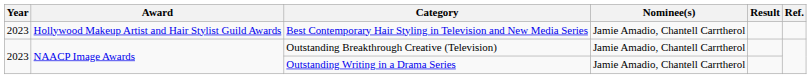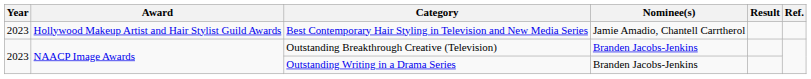(669, 47) Jamie Amadio, Chantell Carrtherol -> (645, 47) Branden Jacobs-Jenkins
(669, 64) Jamie Amadio, Chantell Carrtherol -> (645, 64) Branden Jacobs-Jenkins
